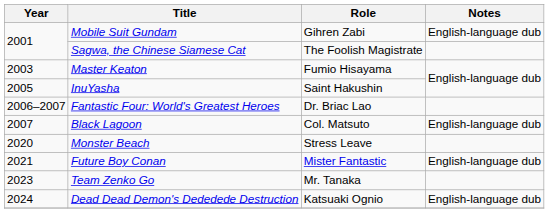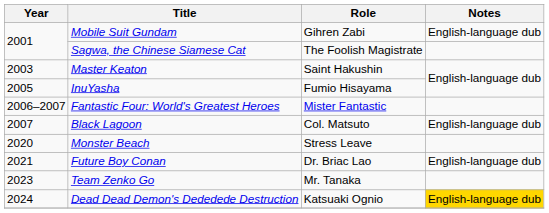(348, 69) Fumio Hisayama -> (343, 69) Saint Hakushin
(343, 87) Saint Hakushin -> (348, 87) Fumio Hisayama
(338, 106) Dr. Briac Lao -> (345, 106) Mister Fantastic
(345, 161) Mister Fantastic -> (338, 161) Dr. Briac Lao
(485, 198) no background -> (485, 198) gold background
